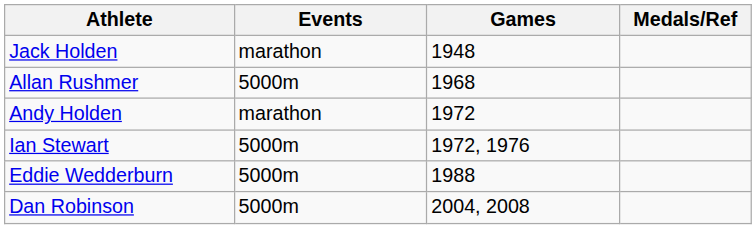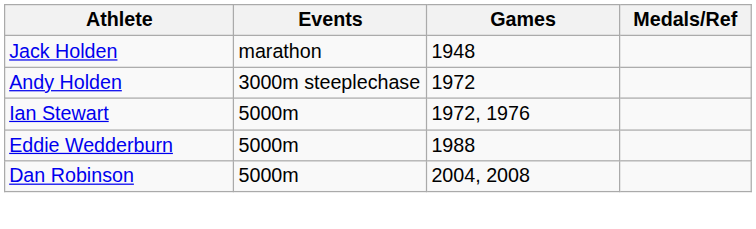- row: (74, 82)
(280, 113) marathon -> (329, 82) 3000m steeplechase
